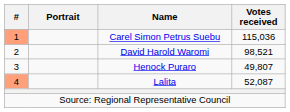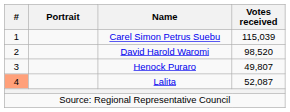(16, 37) lightsalmon background -> (16, 37) no background
(259, 37) 115,036 -> (259, 37) 115,039
(259, 52) 98,521 -> (259, 52) 98,520
